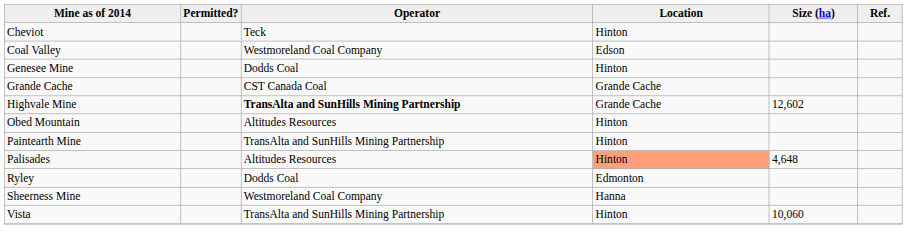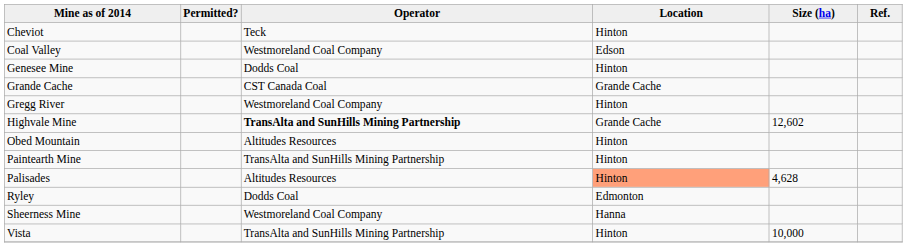+ row: (36, 104)
(785, 159) 4,648 -> (785, 178) 4,628
(788, 214) 10,060 -> (788, 232) 10,000
